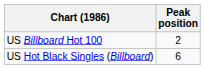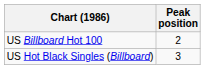(178, 56) 6 -> (178, 56) 3
